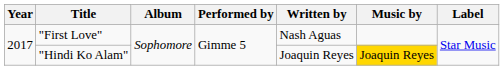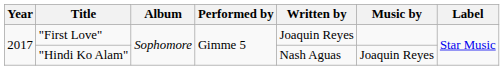(310, 34) Nash Aguas -> (317, 34) Joaquin Reyes
(317, 55) Joaquin Reyes -> (310, 55) Nash Aguas
(397, 55) gold background -> (397, 55) no background
